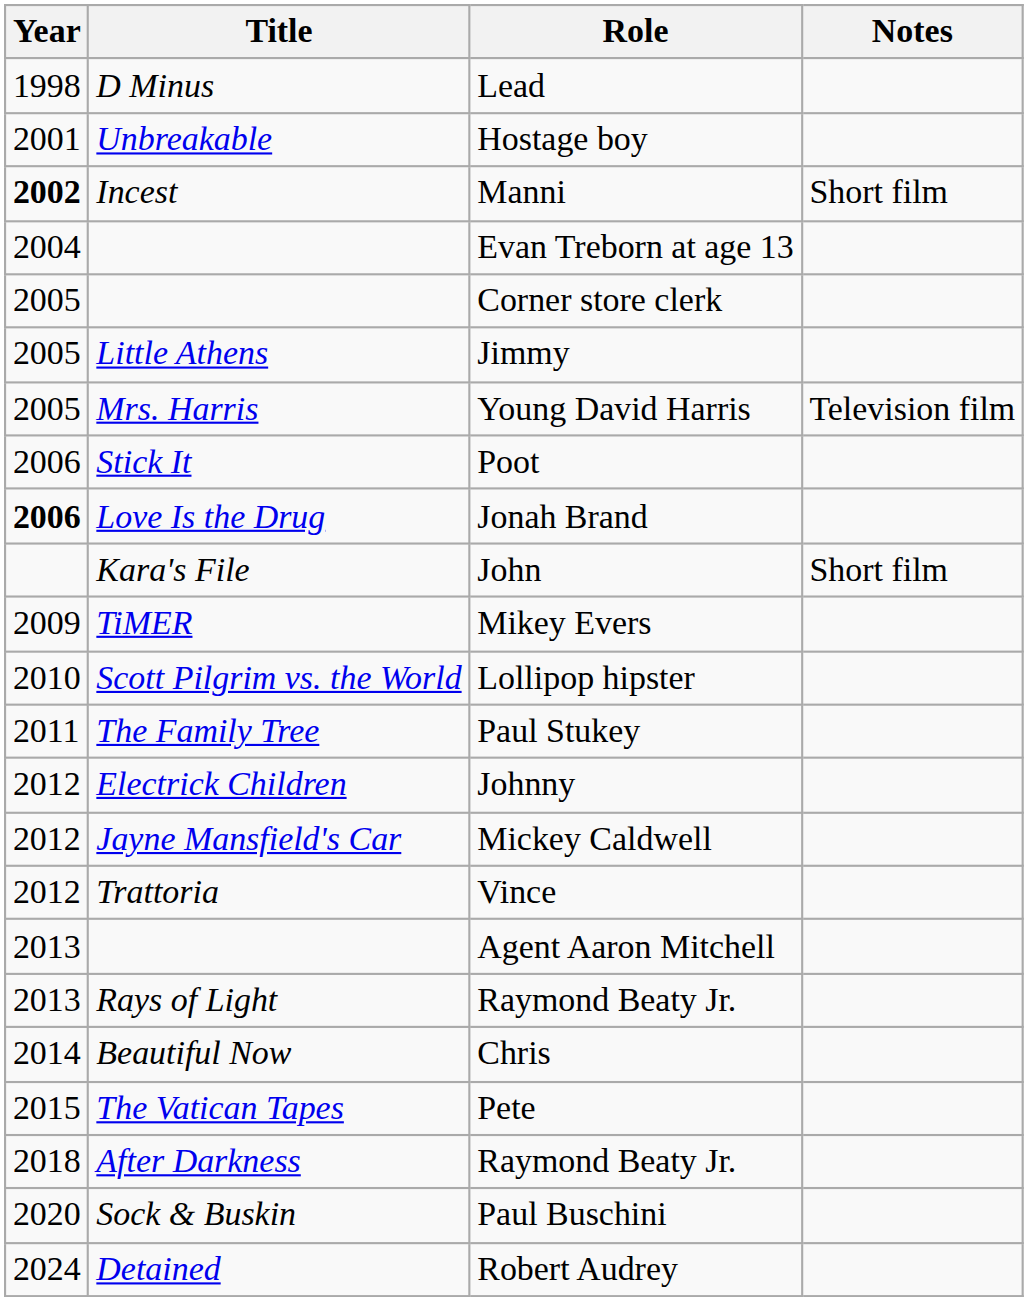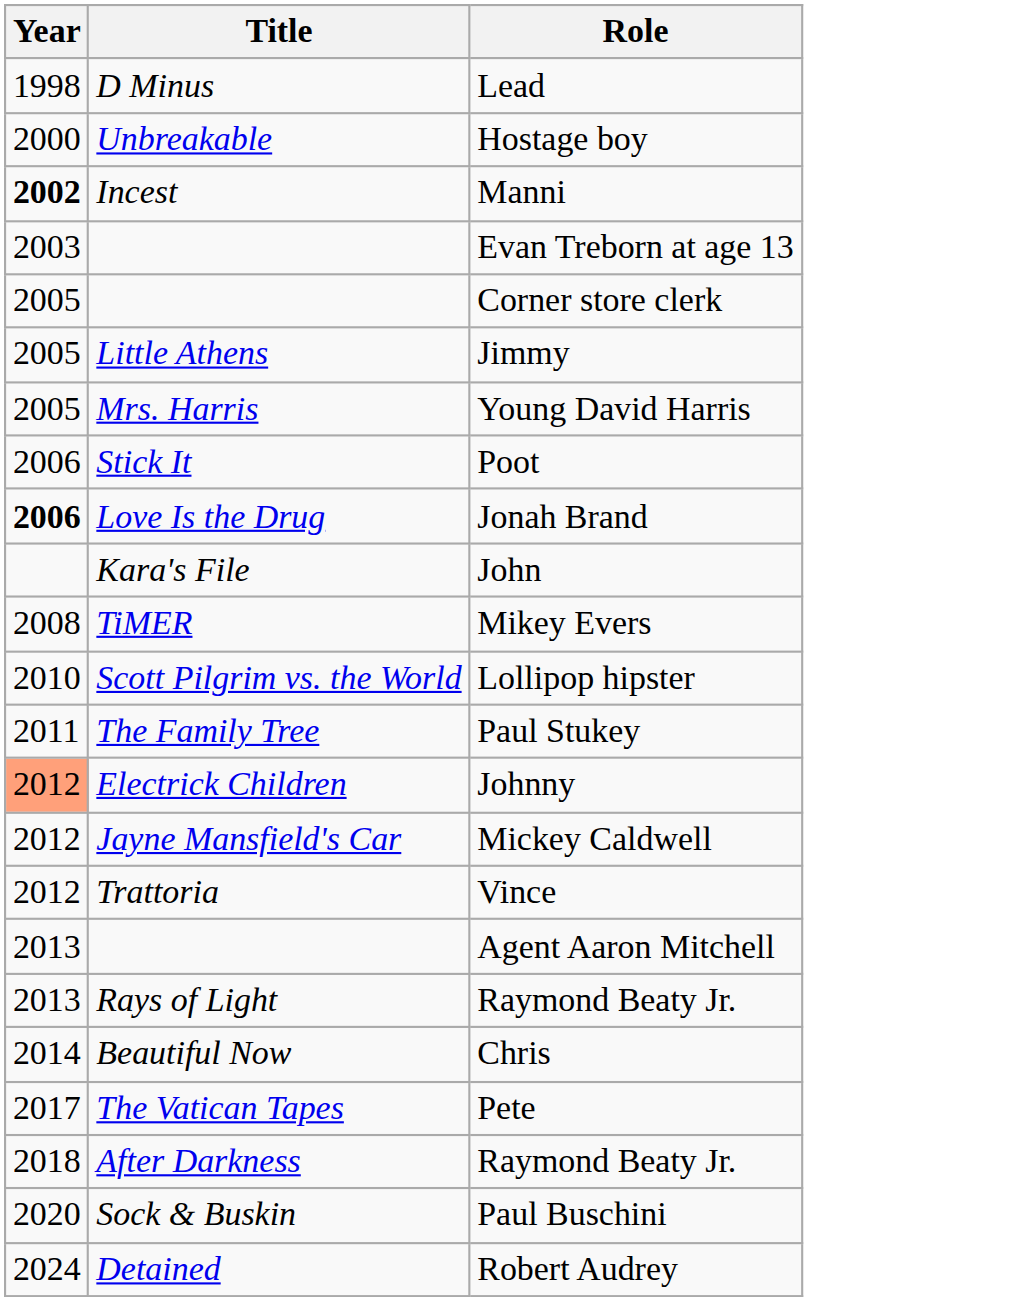- column: (912, 31)
(47, 138) 2001 -> (47, 138) 2000
(47, 246) 2004 -> (47, 246) 2003
(47, 623) 2009 -> (47, 623) 2008
(47, 784) no background -> (47, 784) lightsalmon background
(47, 1107) 2015 -> (47, 1107) 2017
